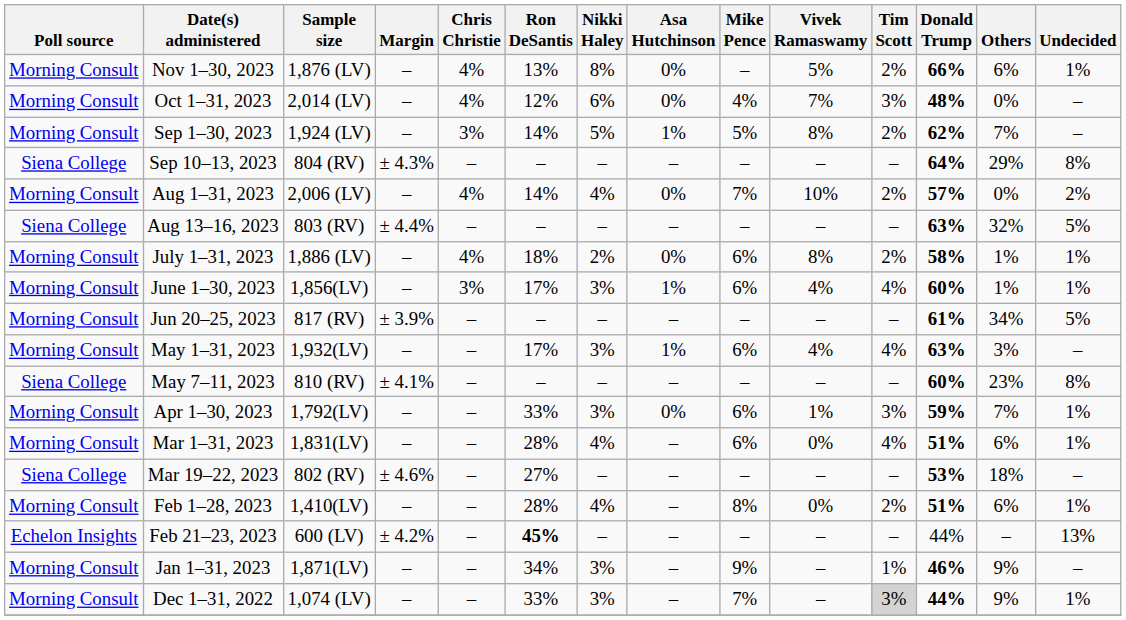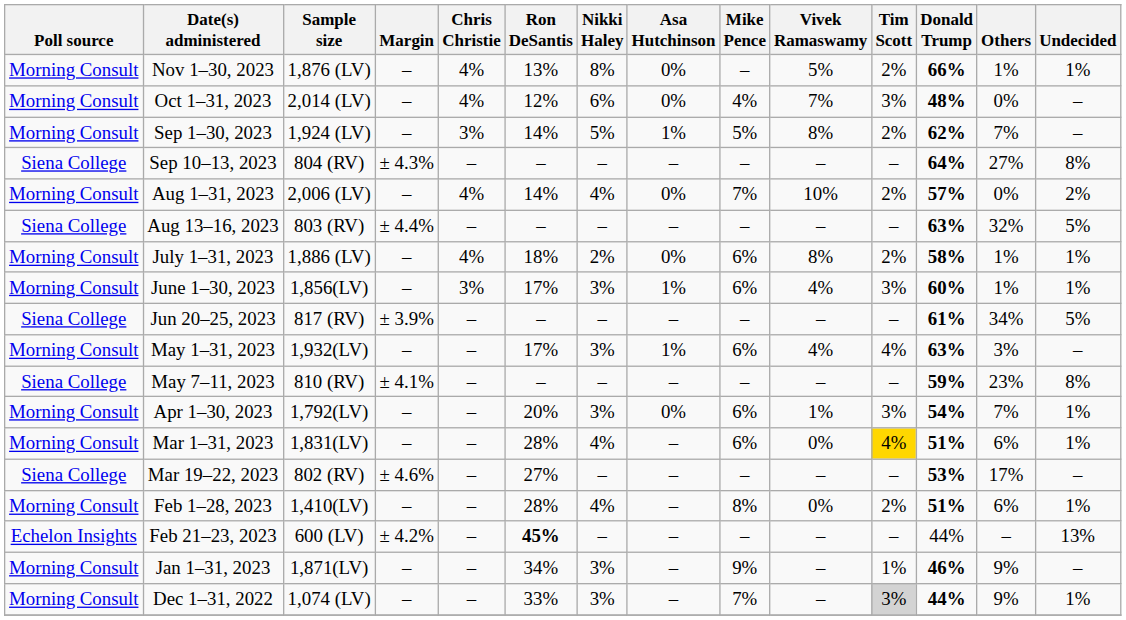(1006, 70) 6% -> (1006, 70) 1%
(1006, 163) 29% -> (1006, 163) 27%
(894, 288) 4% -> (894, 288) 3%
(74, 319) Morning Consult -> (74, 319) Siena College
(947, 381) 60% -> (947, 381) 59%
(541, 412) 33% -> (541, 412) 20%
(947, 412) 59% -> (947, 412) 54%
(894, 443) no background -> (894, 443) gold background
(1006, 474) 18% -> (1006, 474) 17%
